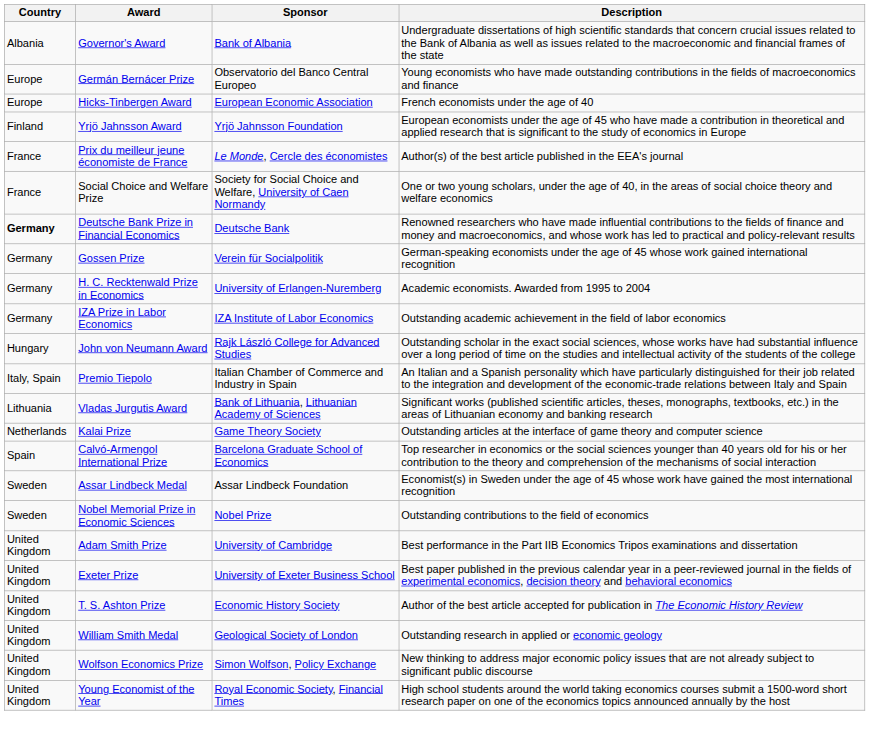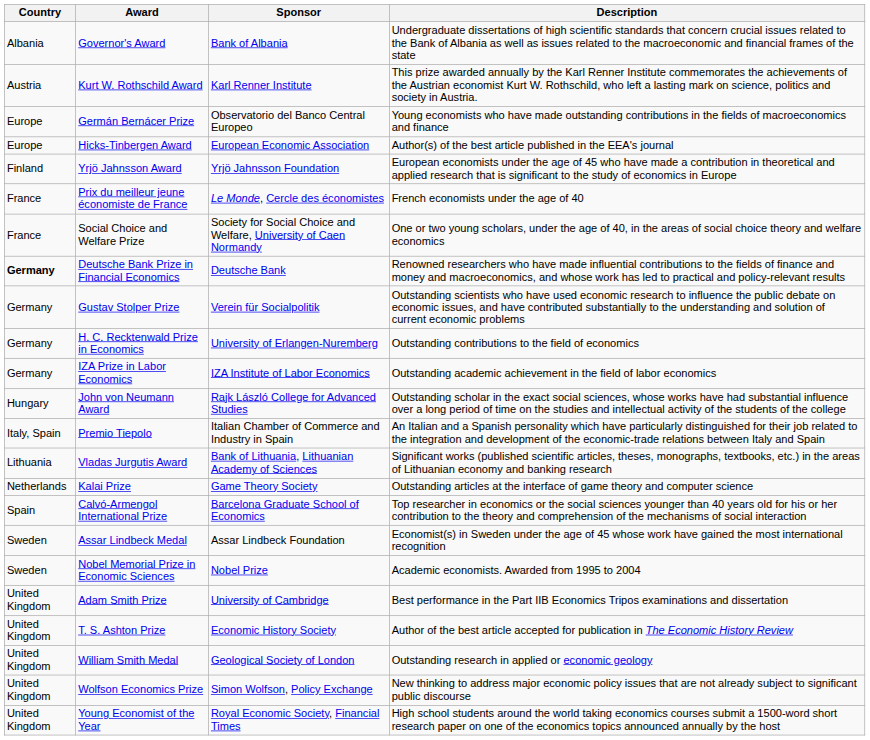+ row: (140, 85)
(497, 103) French economists under the age of 40 -> (533, 145) Author(s) of the best article published in the EEA's journal
(542, 156) Author(s) of the best article published in the EEA's journal -> (488, 199) French economists under the age of 40
- row: (111, 258)
+ row: (129, 307)
(526, 288) Academic economists. Awarded from 1995 to 2004 -> (515, 343) Outstanding contributions to the field of economics
(525, 515) Outstanding contributions to the field of economics -> (516, 570) Academic economists. Awarded from 1995 to 2004
- row: (108, 575)
